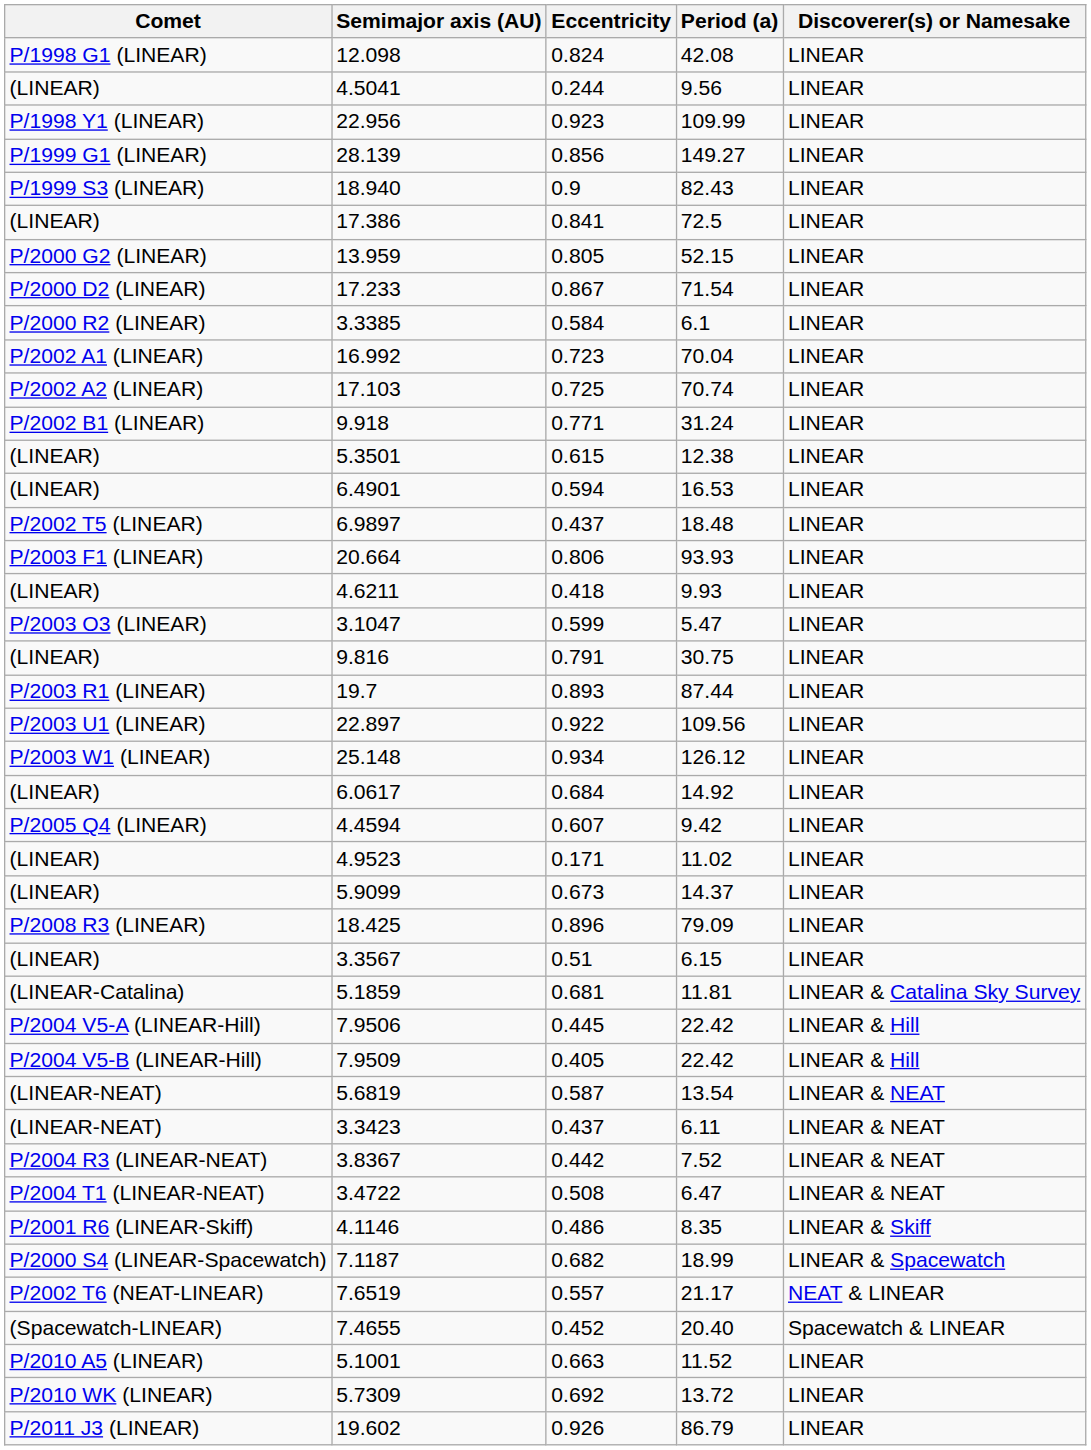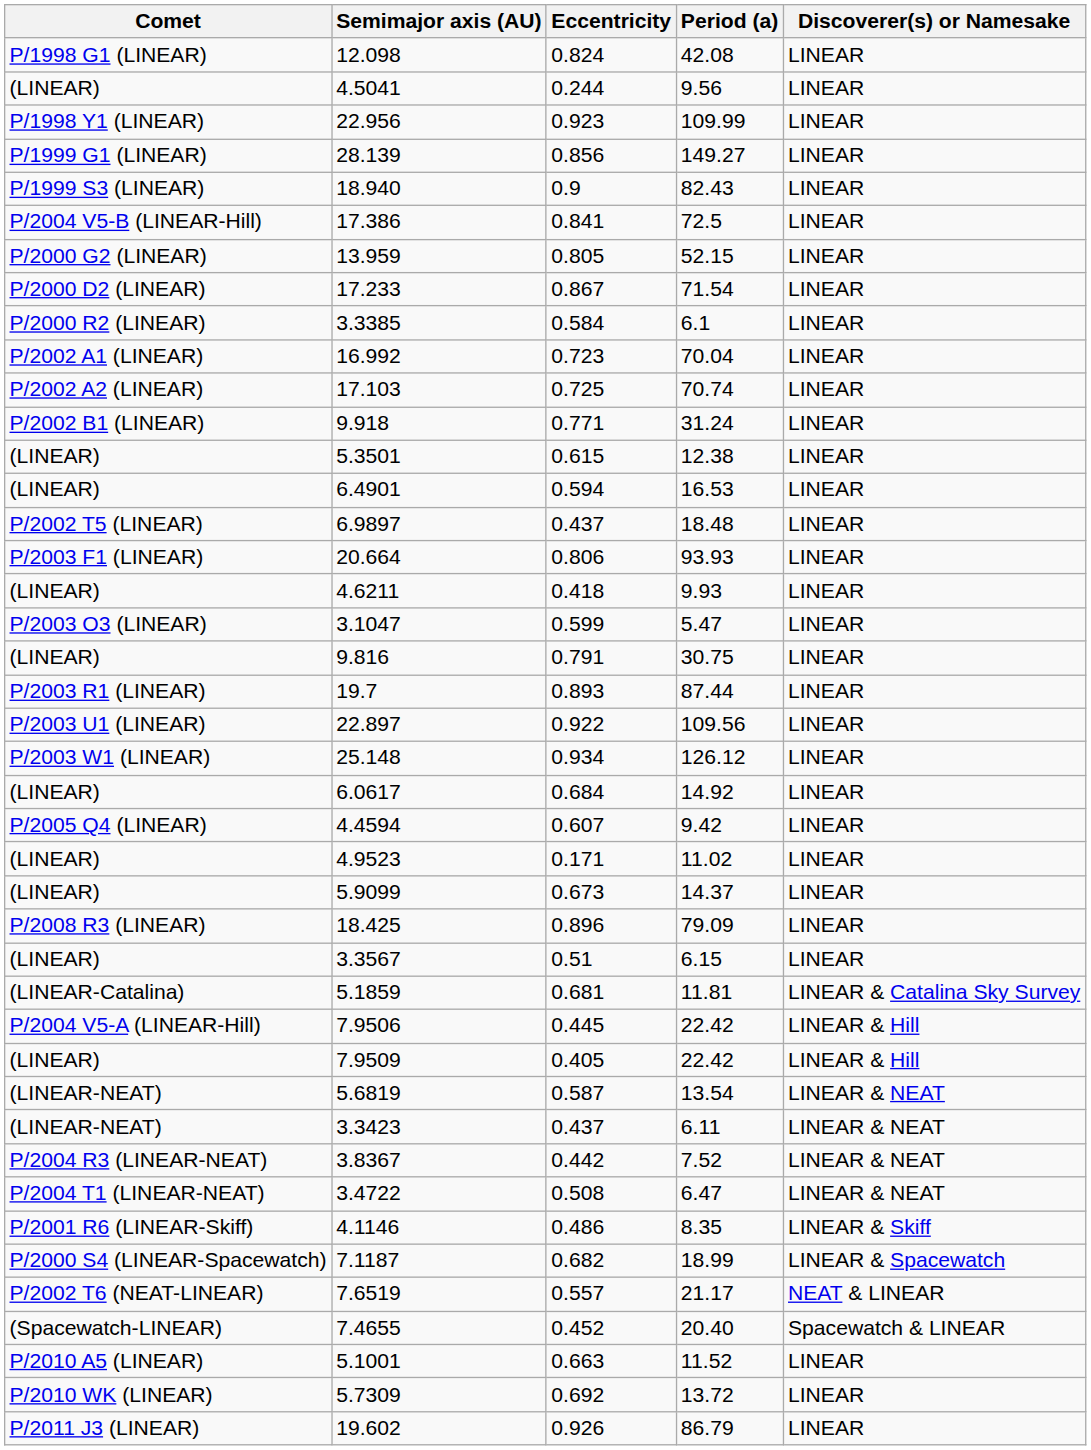(55, 222) (LINEAR) -> (136, 222) P/2004 V5-B (LINEAR-Hill)
(136, 1059) P/2004 V5-B (LINEAR-Hill) -> (55, 1059) (LINEAR)
